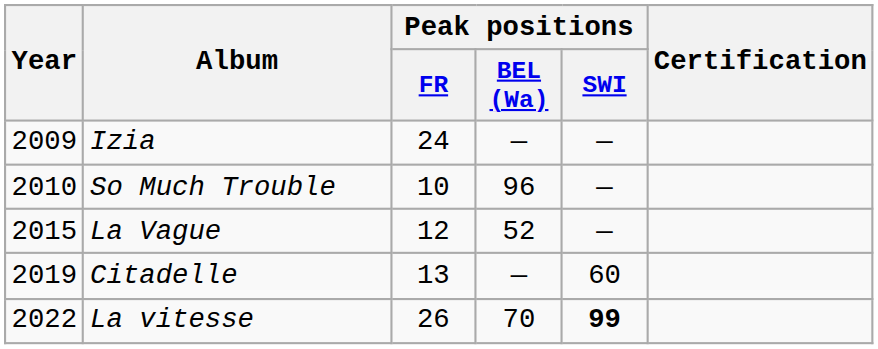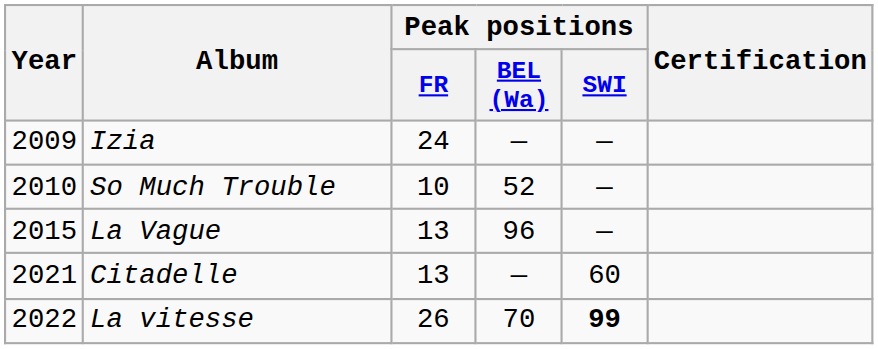(519, 187) 96 -> (519, 187) 52
(433, 231) 12 -> (433, 231) 13
(519, 231) 52 -> (519, 231) 96
(44, 276) 2019 -> (44, 276) 2021
